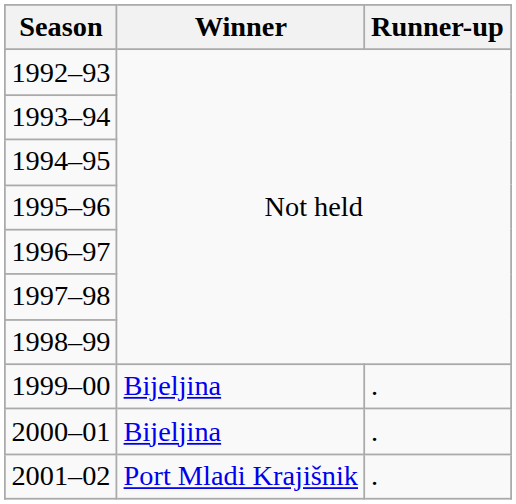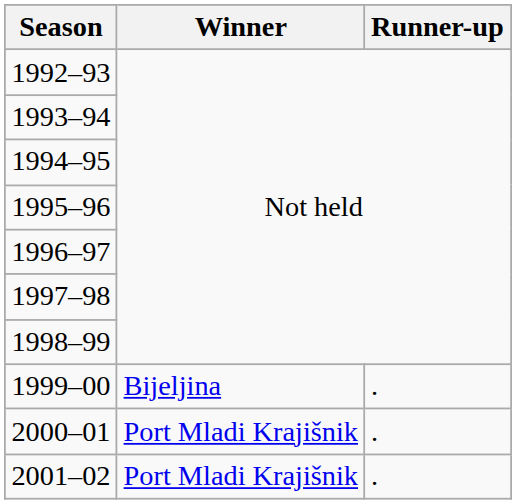(172, 431) Bijeljina -> (241, 431) Port Mladi Krajišnik
